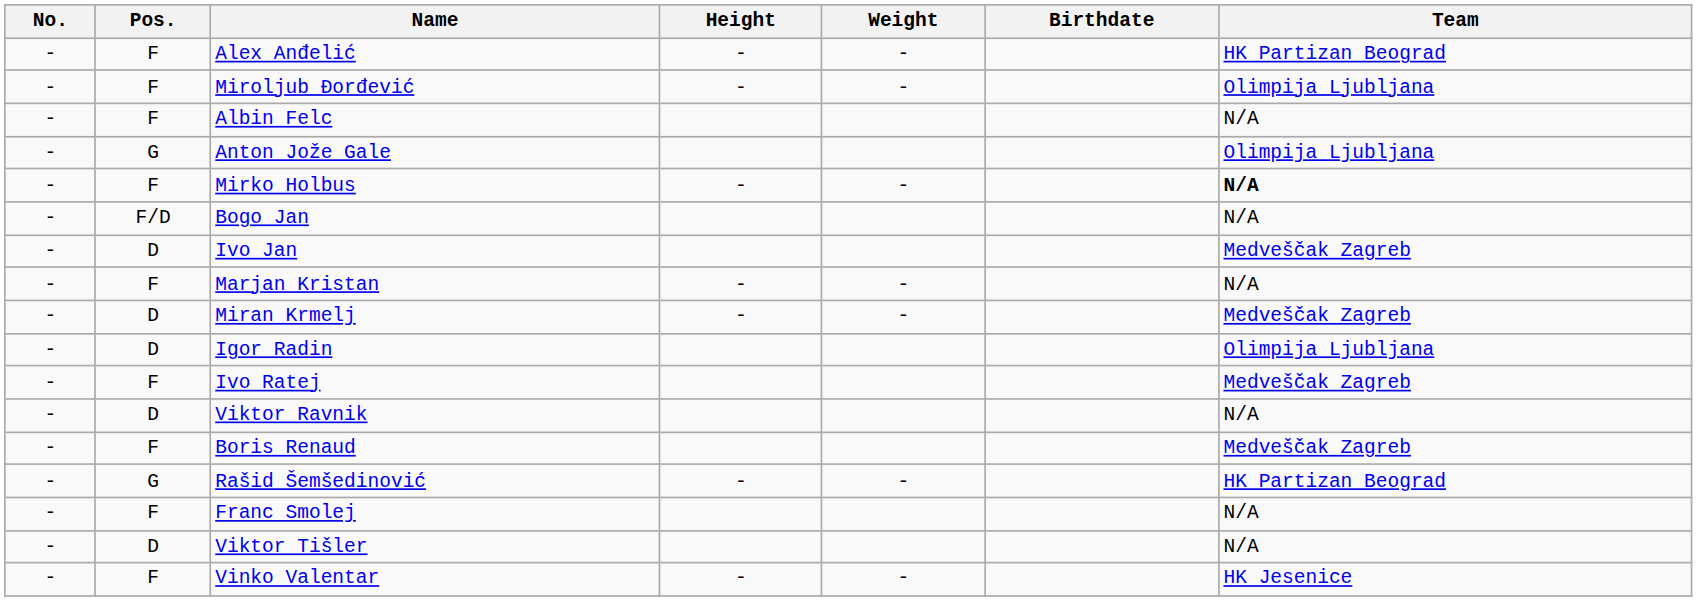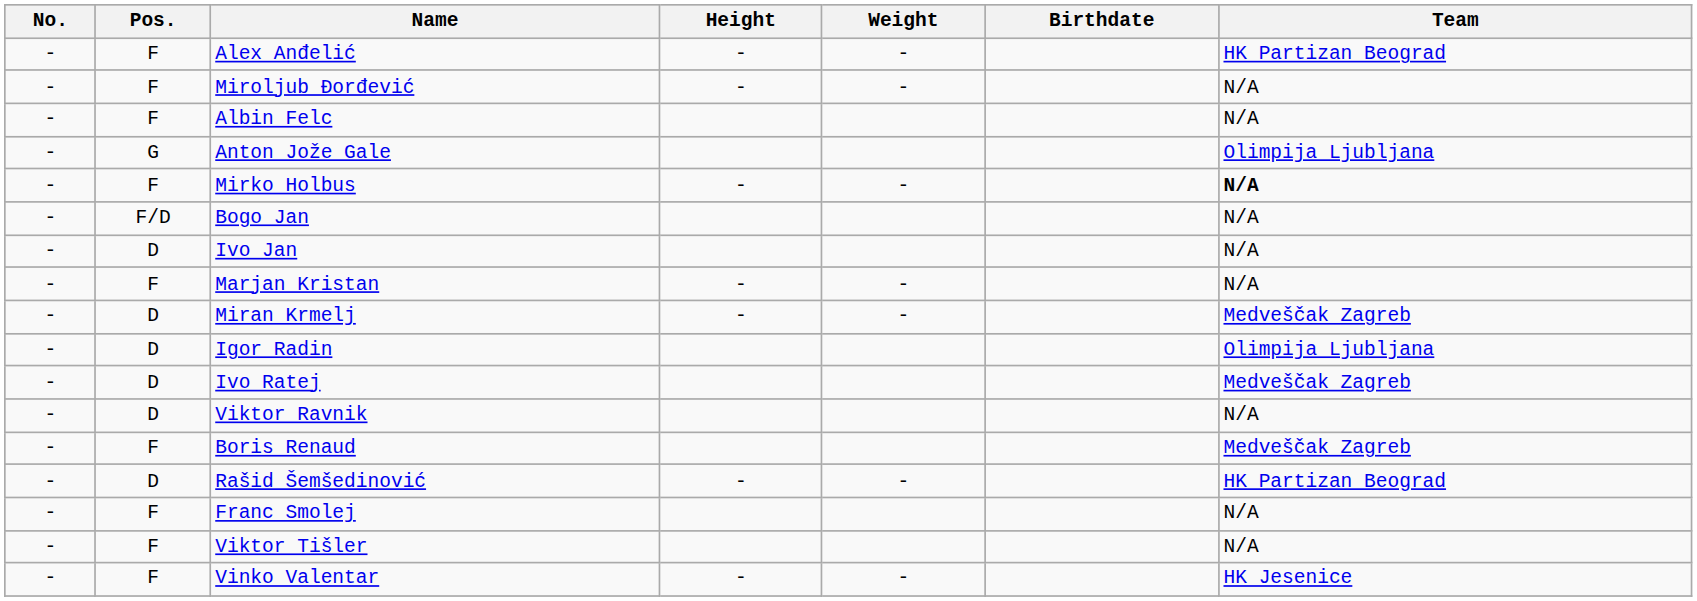(1329, 87) Olimpija Ljubljana -> (1241, 87) N/A
(1317, 251) Medveščak Zagreb -> (1241, 251) N/A
(153, 382) F -> (153, 382) D
(153, 480) G -> (153, 480) D
(153, 546) D -> (153, 546) F
